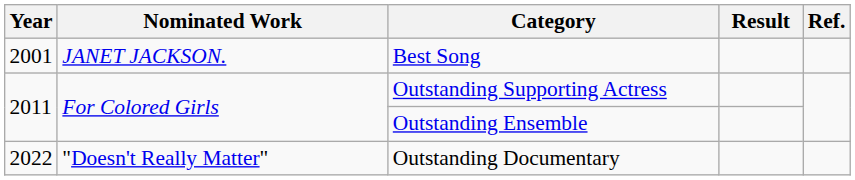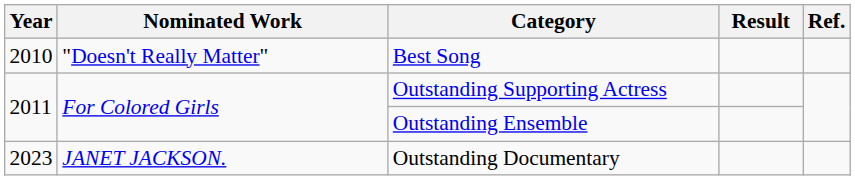(31, 55) 2001 -> (31, 55) 2010
(144, 55) JANET JACKSON. -> (165, 55) "Doesn't Really Matter"
(31, 157) 2022 -> (31, 157) 2023
(165, 157) "Doesn't Really Matter" -> (144, 157) JANET JACKSON.
